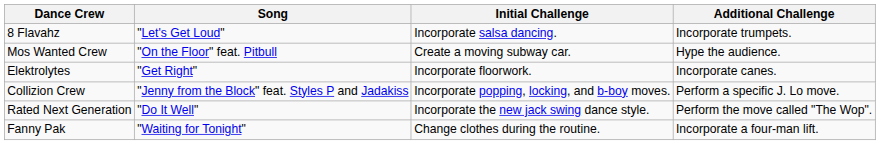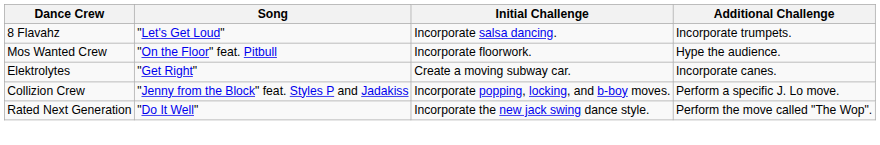(493, 52) Create a moving subway car. -> (473, 52) Incorporate floorwork.
(473, 71) Incorporate floorwork. -> (493, 71) Create a moving subway car.
- row: (36, 129)
